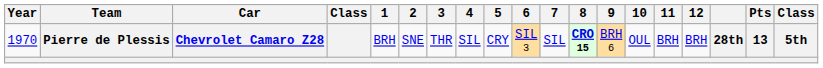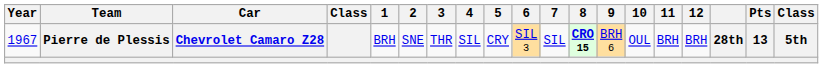(22, 41) 1970 -> (22, 41) 1967
